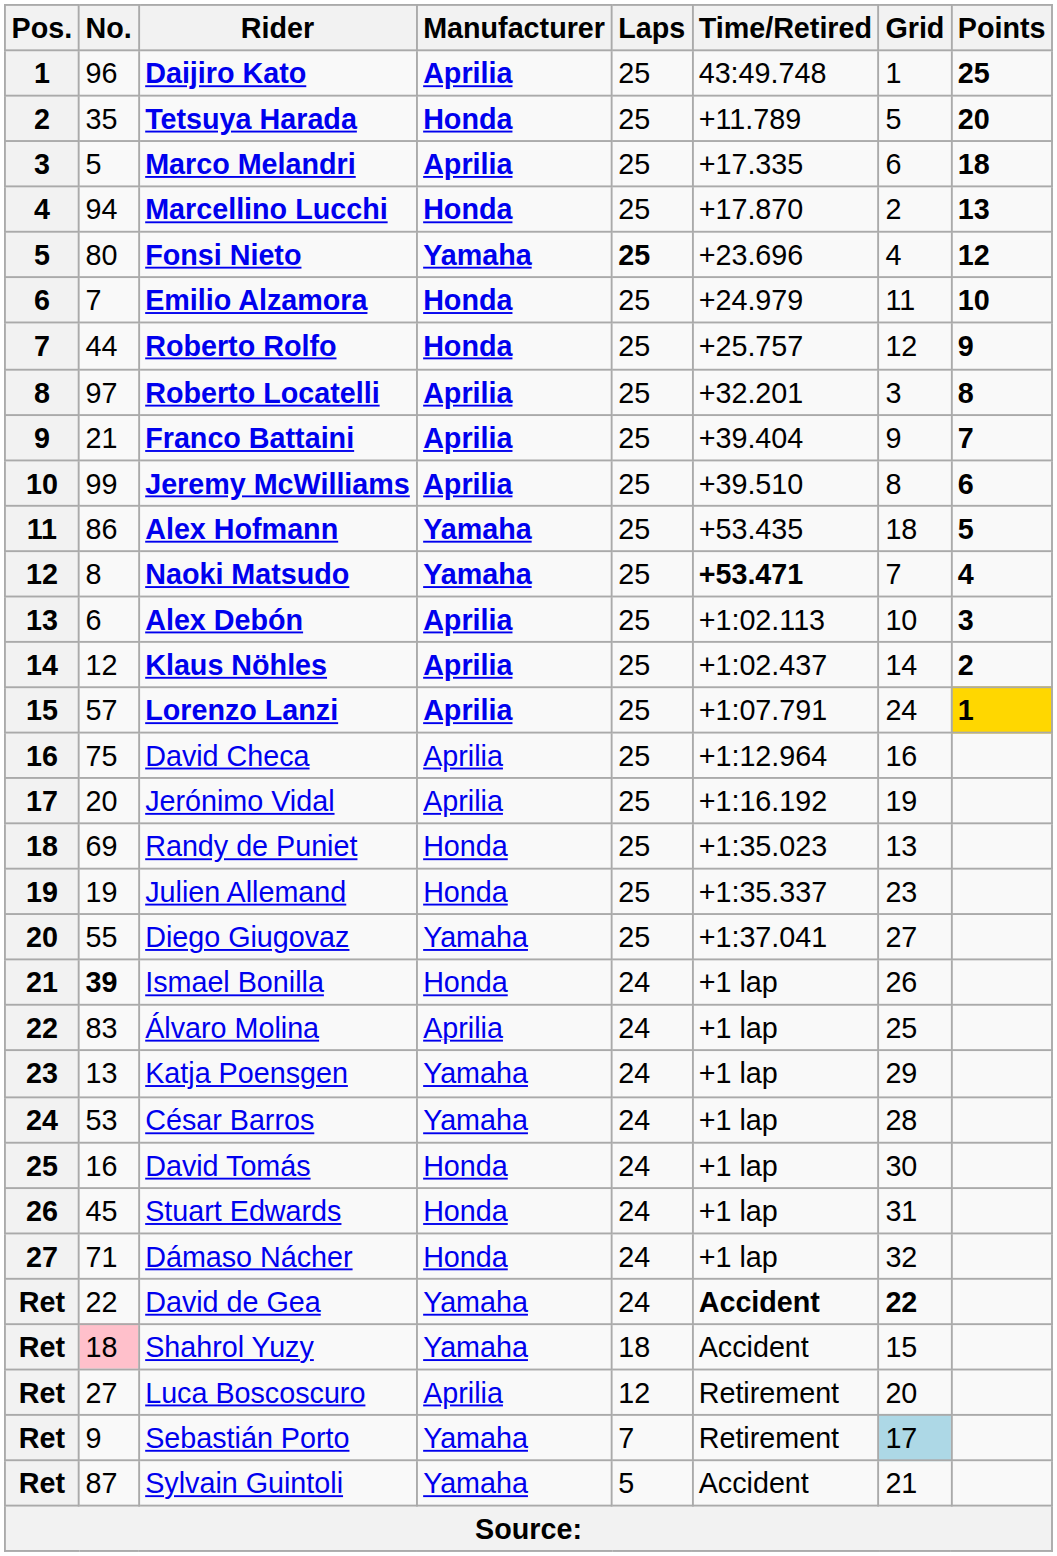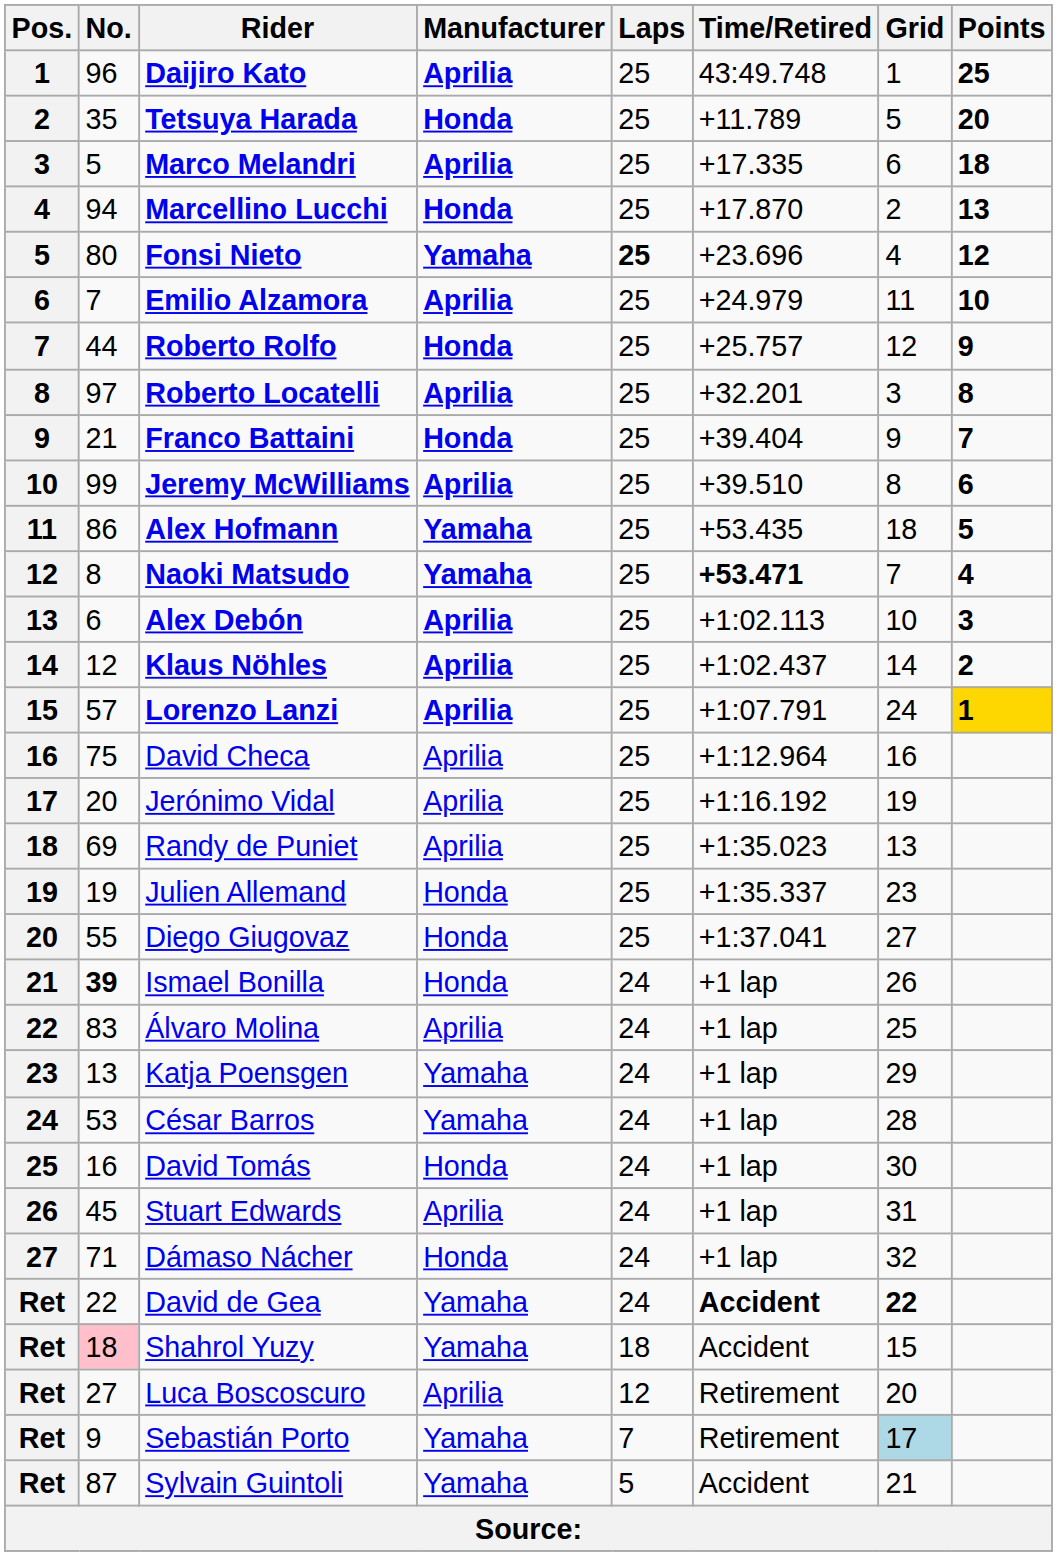(468, 301) Honda -> (468, 301) Aprilia
(468, 437) Aprilia -> (468, 437) Honda
(465, 846) Honda -> (463, 846) Aprilia
(476, 937) Yamaha -> (465, 937) Honda
(465, 1210) Honda -> (463, 1210) Aprilia
